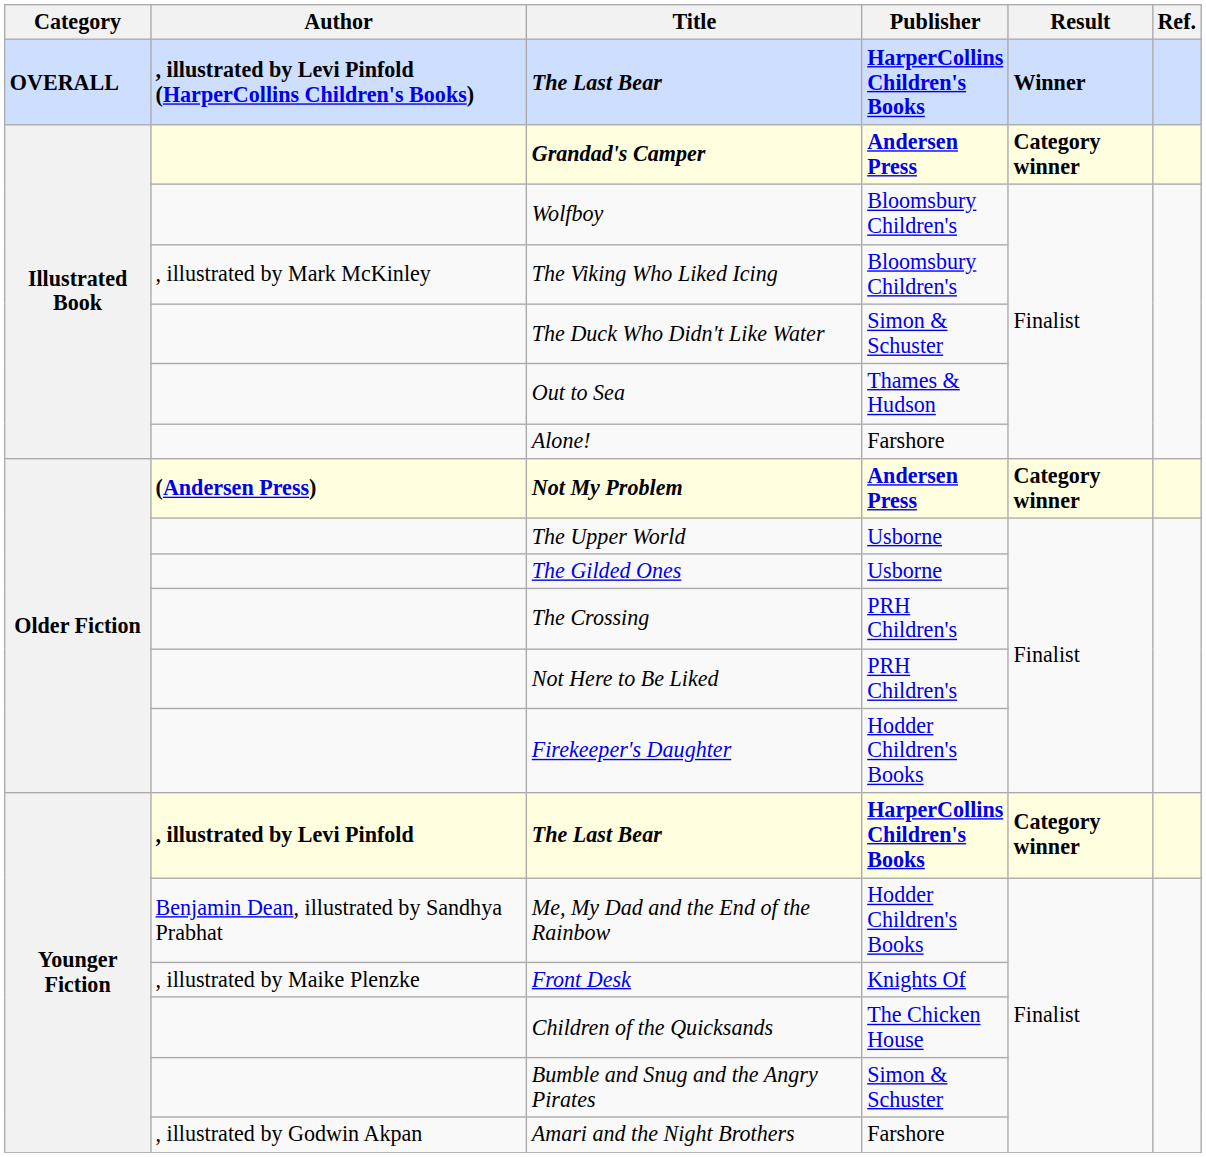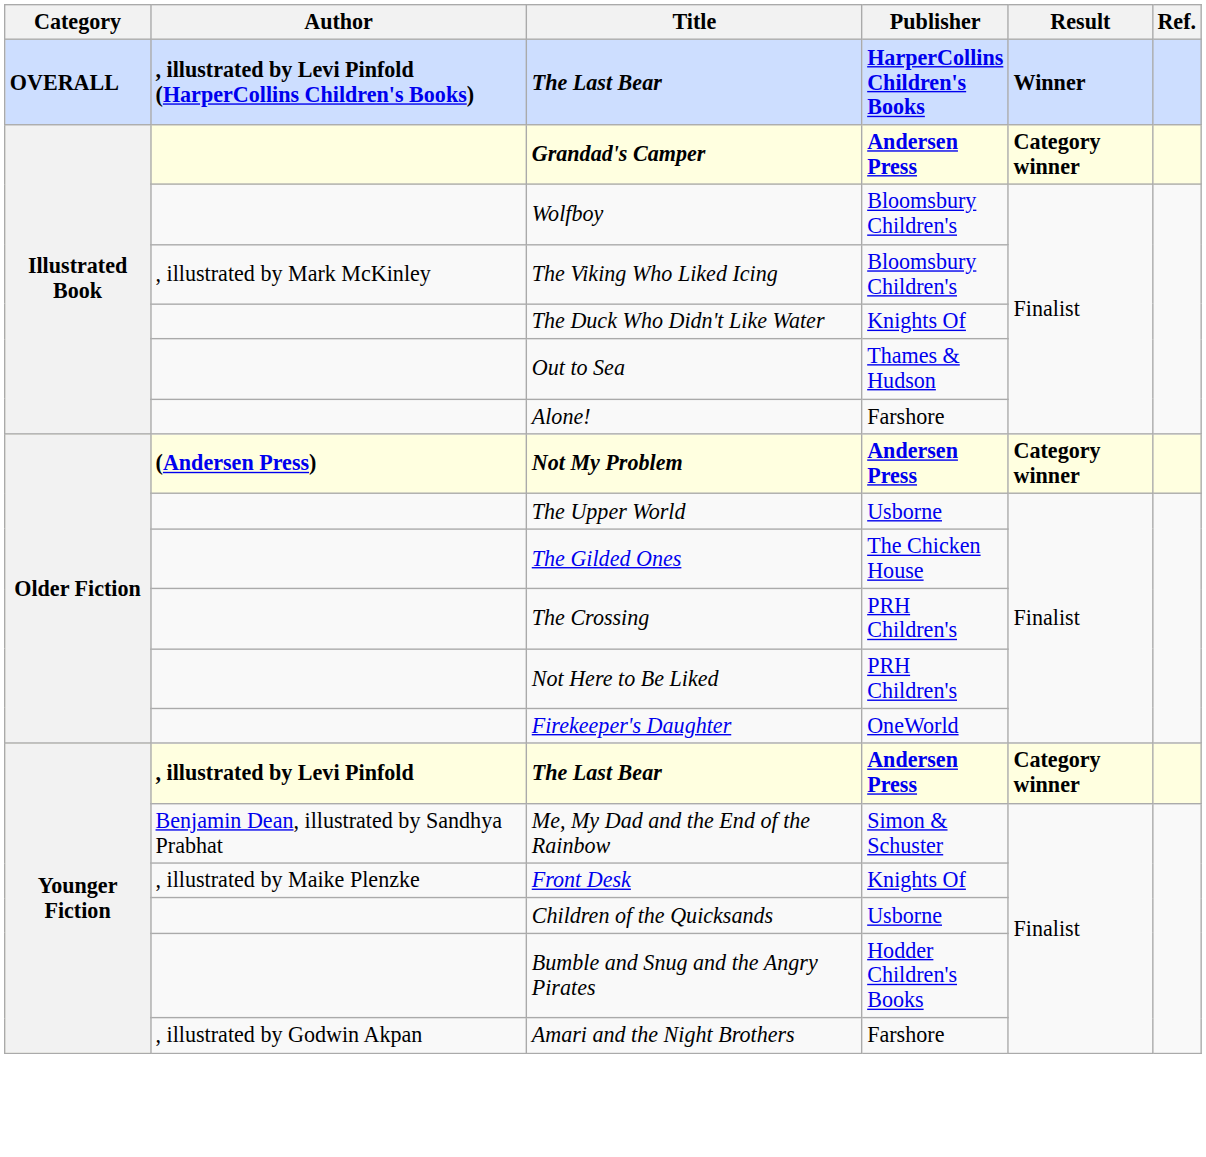(907, 333) Simon & Schuster -> (917, 321) Knights Of
(905, 570) Usborne -> (924, 558) The Chicken House
(912, 750) Hodder Children's Books -> (913, 725) OneWorld
(935, 835) HarperCollins Children's Books -> (913, 773) Andersen Press
(912, 919) Hodder Children's Books -> (907, 832) Simon & Schuster
(924, 1027) The Chicken House -> (905, 915) Usborne
(907, 1087) Simon & Schuster -> (912, 975) Hodder Children's Books
